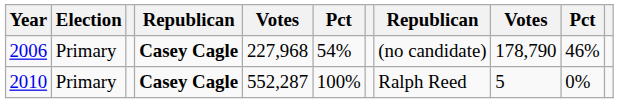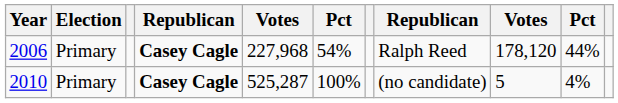(432, 51) (no candidate) -> (423, 51) Ralph Reed
(526, 51) 178,790 -> (526, 51) 178,120
(583, 51) 46% -> (583, 51) 44%
(277, 82) 552,287 -> (277, 82) 525,287
(423, 82) Ralph Reed -> (432, 82) (no candidate)
(578, 82) 0% -> (578, 82) 4%
